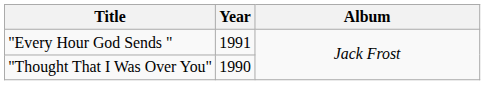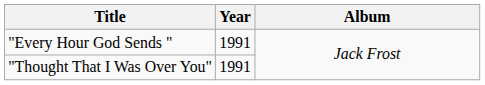(235, 67) 1990 -> (235, 67) 1991
